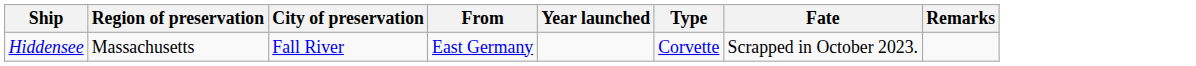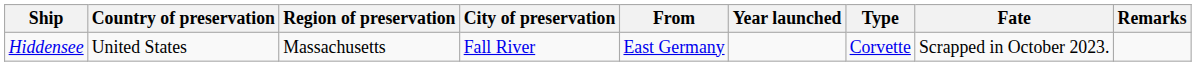+ column: (183, 18)
